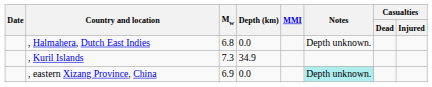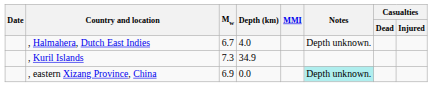(228, 43) 6.8 -> (228, 43) 6.7
(245, 43) 0.0 -> (245, 43) 4.0
